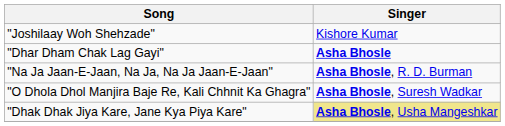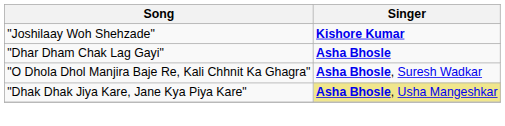(357, 33) normal -> (360, 33) bold
- row: (140, 72)
